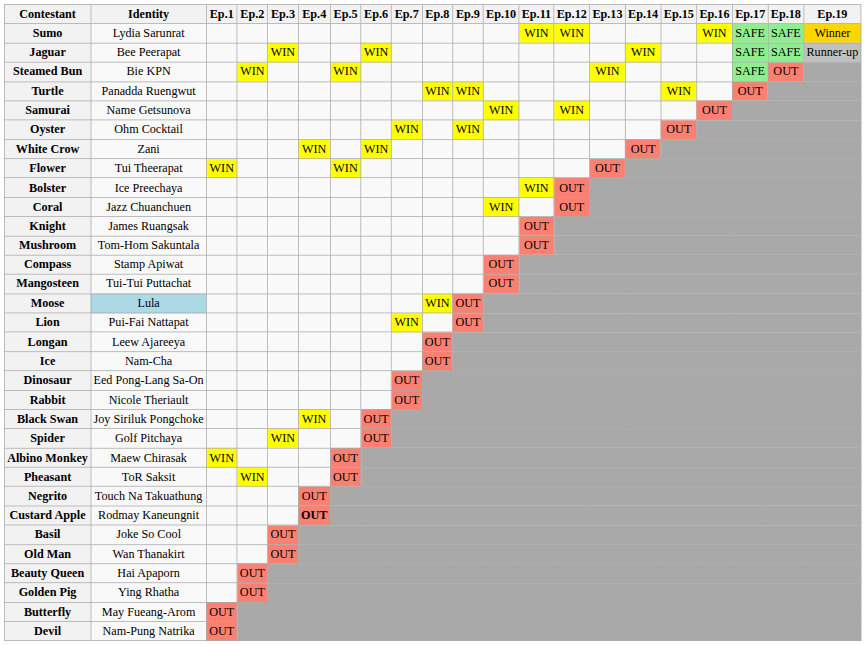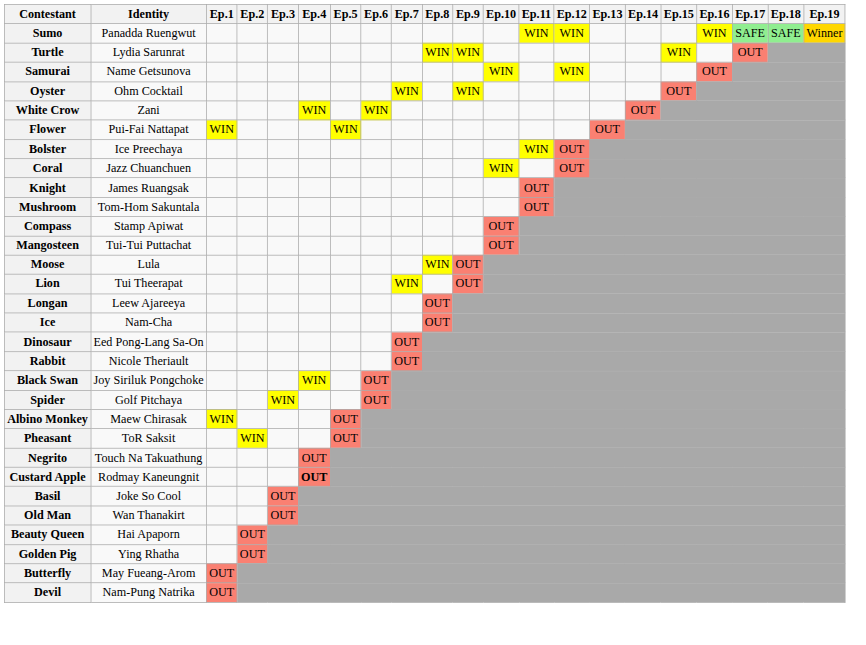(149, 33) Lydia Sarunrat -> (149, 33) Panadda Ruengwut
- row: (48, 52)
- row: (48, 71)
(149, 91) Panadda Ruengwut -> (149, 52) Lydia Sarunrat
(149, 168) Tui Theerapat -> (149, 129) Pui-Fai Nattapat
(149, 303) lightblue background -> (149, 264) no background
(149, 322) Pui-Fai Nattapat -> (149, 284) Tui Theerapat
